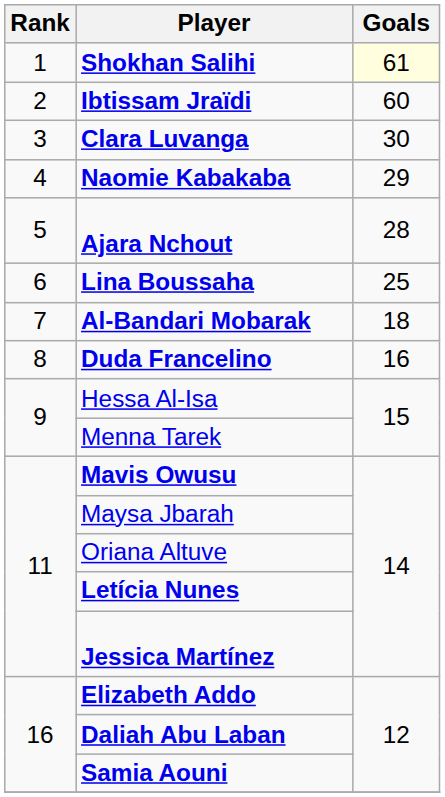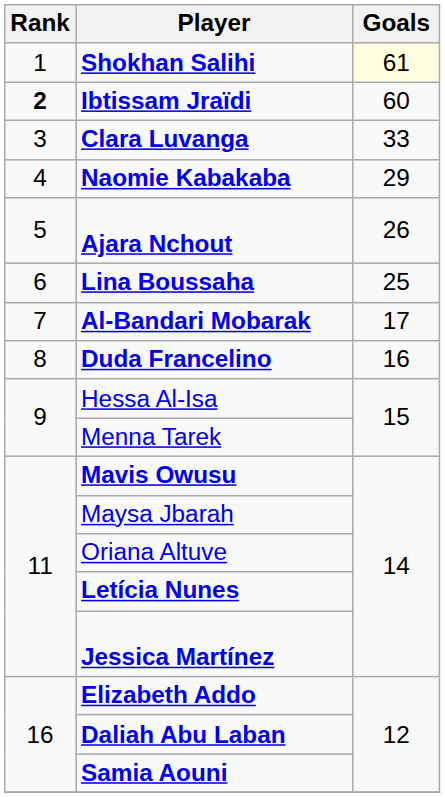(40, 100) normal -> (40, 100) bold
(396, 139) 30 -> (396, 139) 33
(396, 230) 28 -> (396, 230) 26
(396, 321) 18 -> (396, 321) 17
